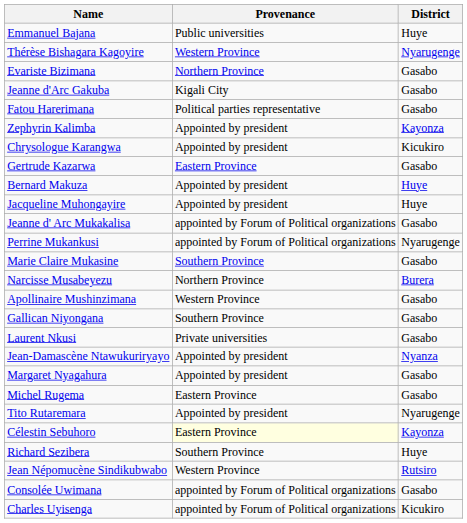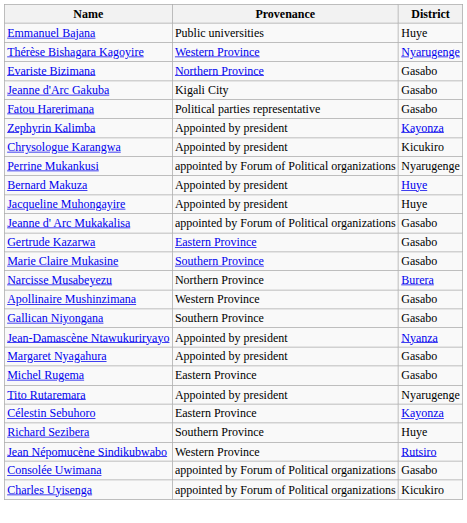rows swapped: (51, 166) <-> (53, 242)
- row: (42, 337)
(216, 432) lightyellow background -> (216, 413) no background
